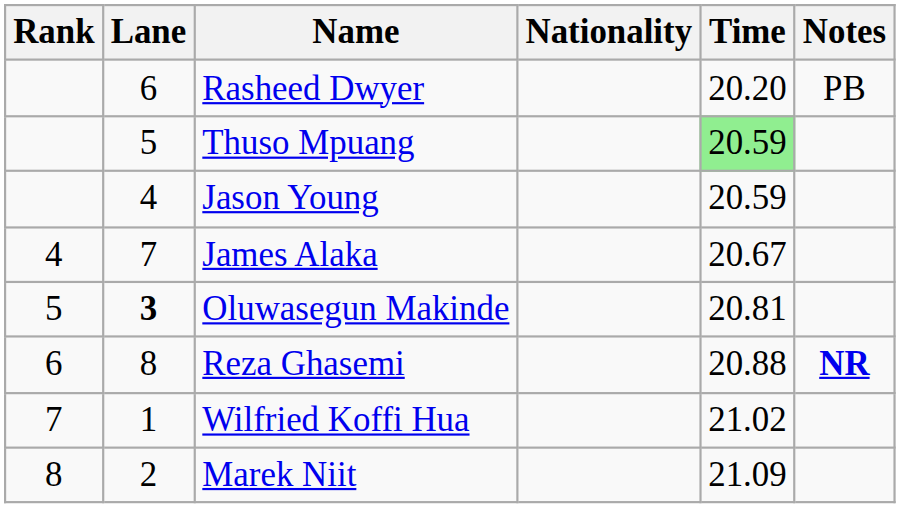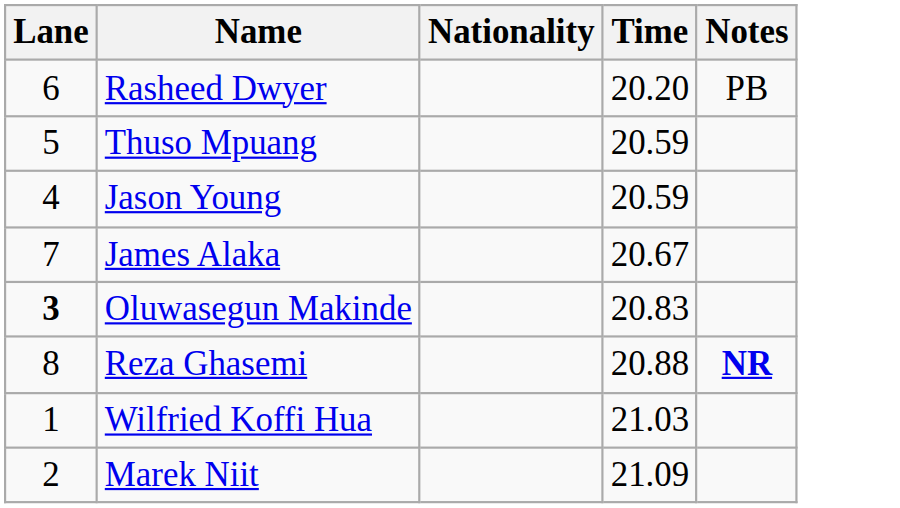- column: (54, 32)
(747, 142) lightgreen background -> (650, 142) no background
(747, 308) 20.81 -> (650, 308) 20.83
(747, 419) 21.02 -> (650, 419) 21.03
